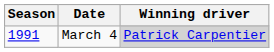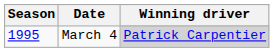(24, 37) 1991 -> (24, 37) 1995
